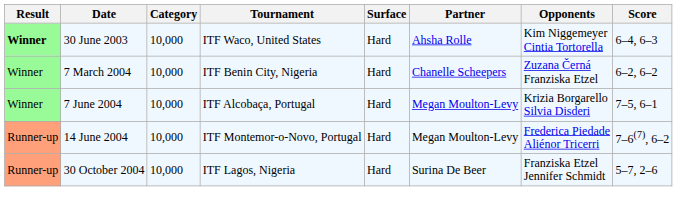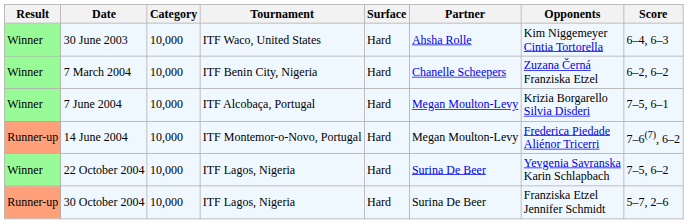(27, 39) bold -> (25, 39) normal
+ row: (104, 169)
